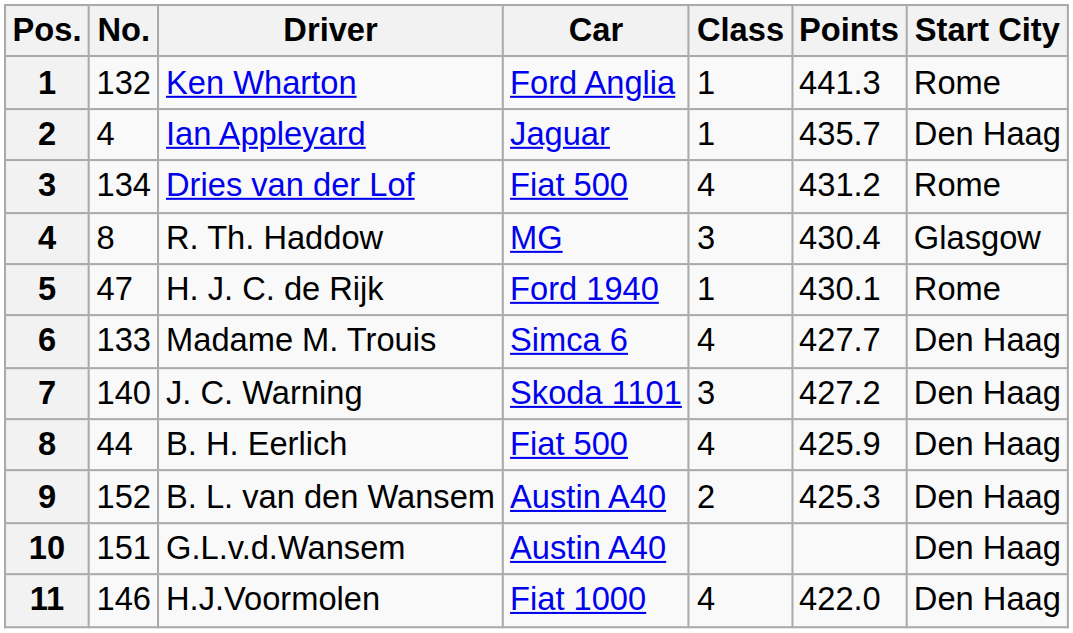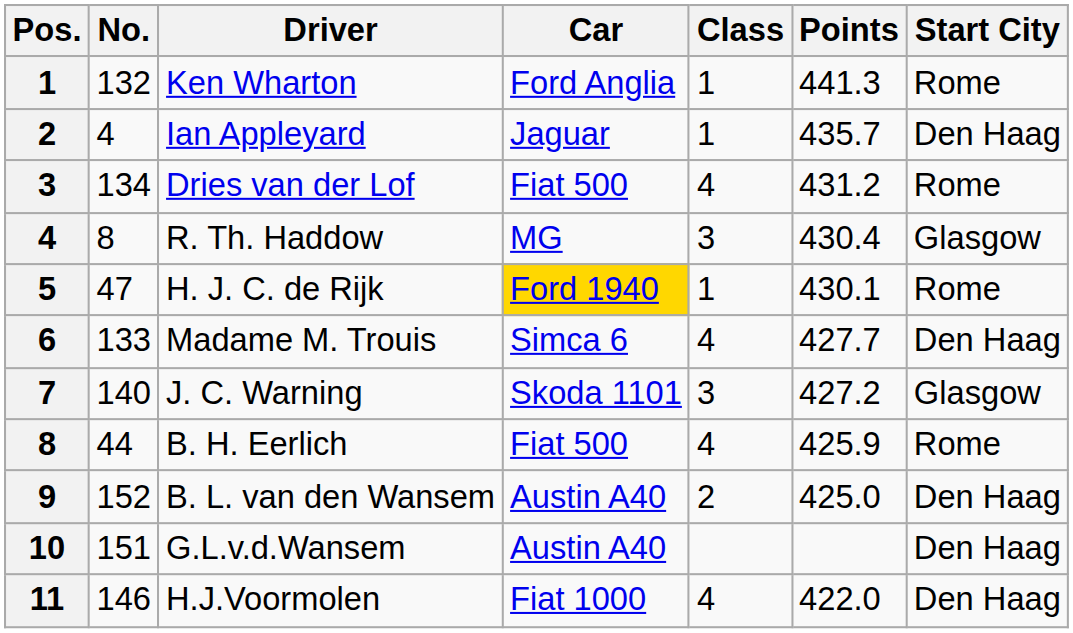(584, 289) no background -> (584, 289) gold background
(987, 392) Den Haag -> (977, 392) Glasgow
(987, 444) Den Haag -> (957, 444) Rome
(840, 496) 425.3 -> (840, 496) 425.0
